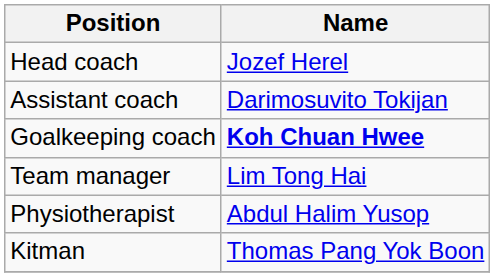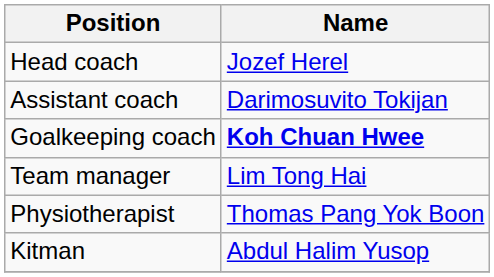(328, 213) Abdul Halim Yusop -> (356, 213) Thomas Pang Yok Boon
(356, 251) Thomas Pang Yok Boon -> (328, 251) Abdul Halim Yusop
